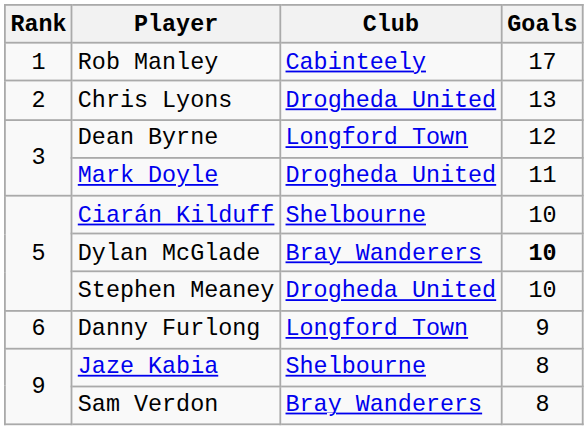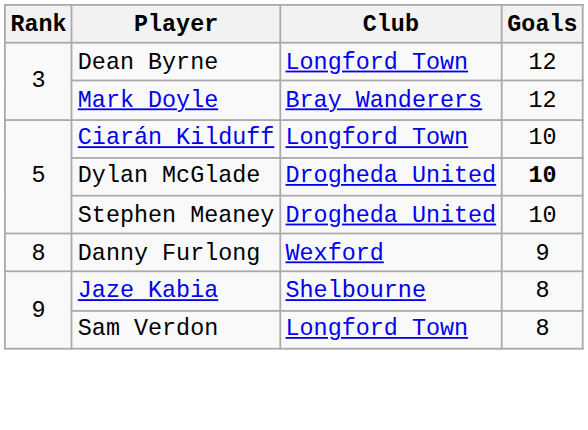- row: (148, 62)
- row: (155, 100)
(391, 177) Drogheda United -> (384, 100) Bray Wanderers
(542, 177) 11 -> (542, 100) 12
(356, 215) Shelbourne -> (377, 138) Longford Town
(384, 253) Bray Wanderers -> (391, 177) Drogheda United
(39, 329) 6 -> (39, 253) 8
(377, 329) Longford Town -> (335, 253) Wexford
(384, 405) Bray Wanderers -> (377, 329) Longford Town
